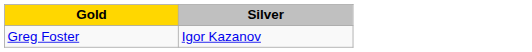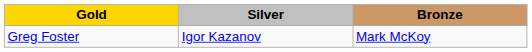+ column: (440, 15)
